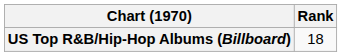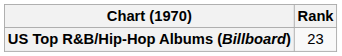(316, 39) 18 -> (316, 39) 23
